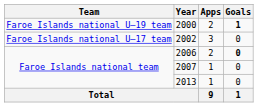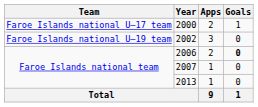(89, 25) Faroe Islands national U–19 team -> (89, 25) Faroe Islands national U–17 team
(238, 25) bold -> (238, 25) normal
(89, 39) Faroe Islands national U–17 team -> (89, 39) Faroe Islands national U–19 team
